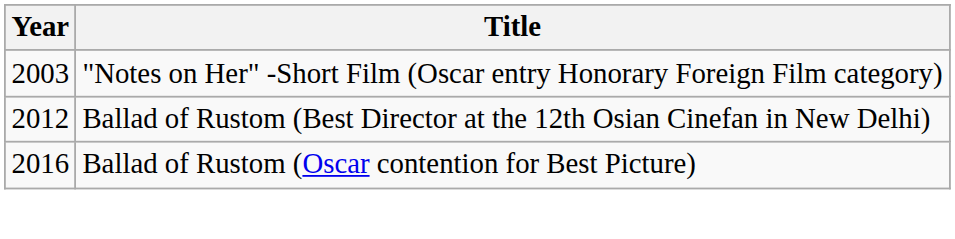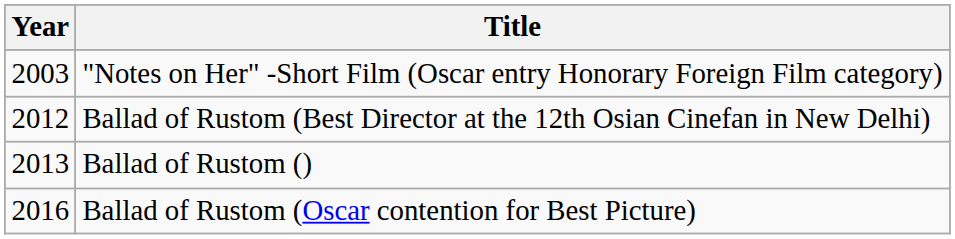+ row: (197, 164)
